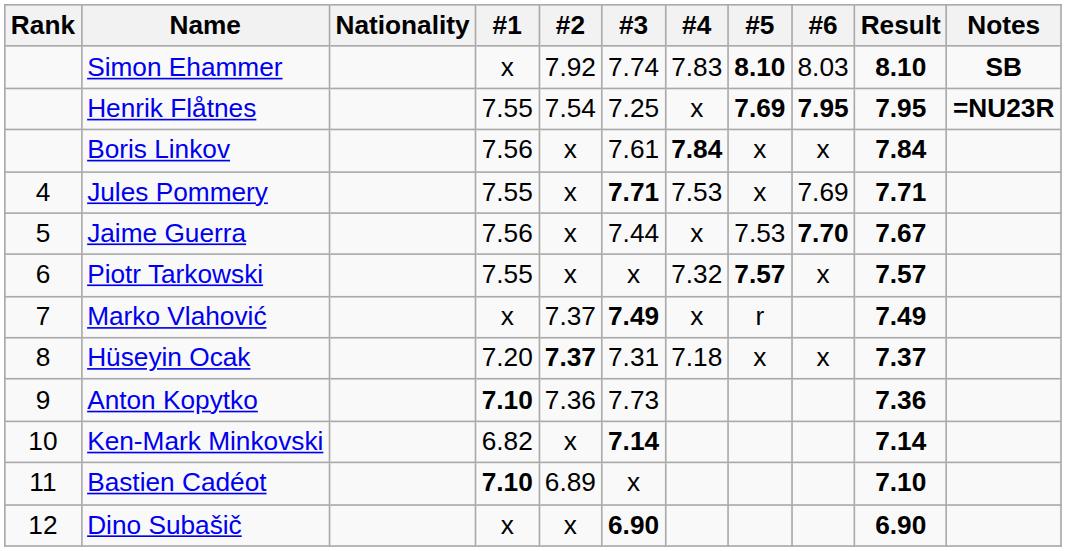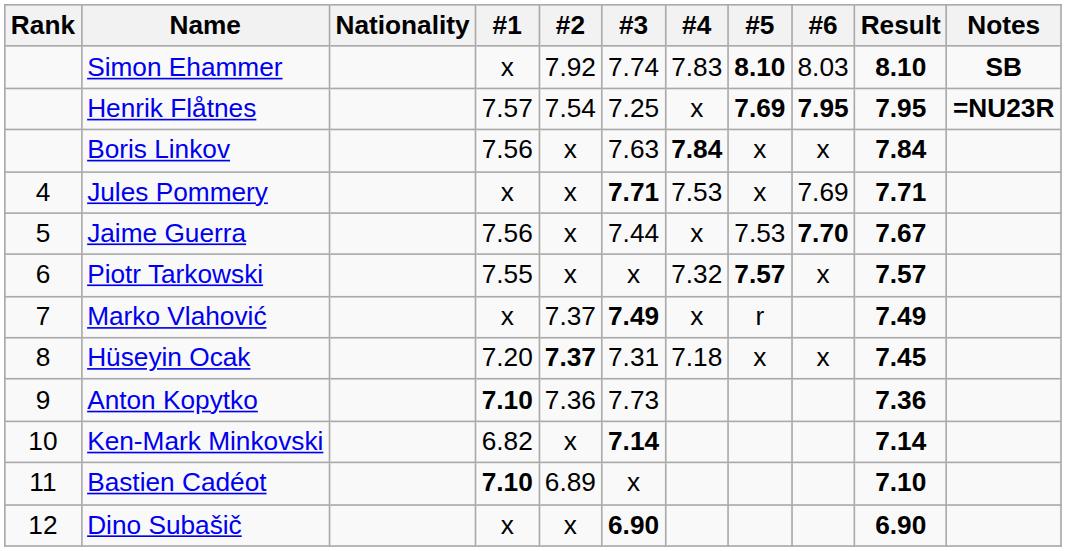(507, 108) 7.55 -> (507, 108) 7.57
(634, 150) 7.61 -> (634, 150) 7.63
(507, 191) 7.55 -> (507, 191) x
(901, 358) 7.37 -> (901, 358) 7.45
